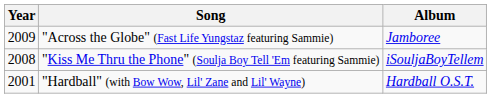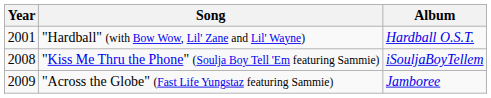rows swapped: (173, 81) <-> (188, 37)
